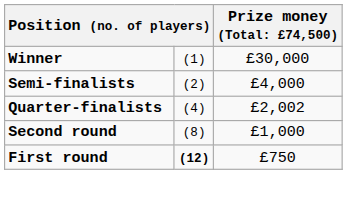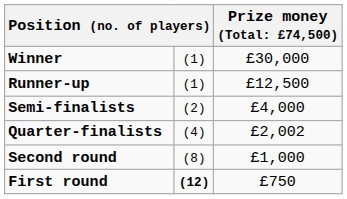+ row: (49, 83)
